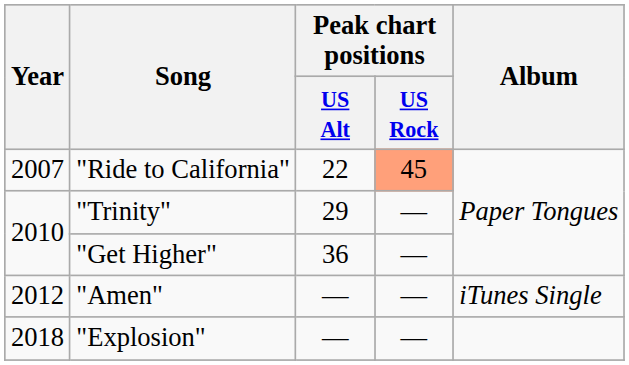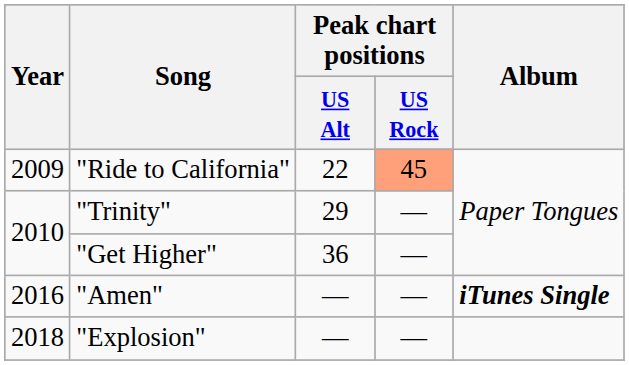(38, 169) 2007 -> (38, 169) 2009
(38, 295) 2012 -> (38, 295) 2016
(531, 295) normal -> (534, 295) bold
